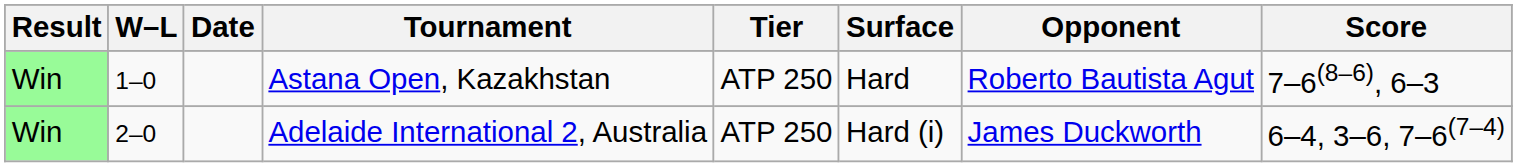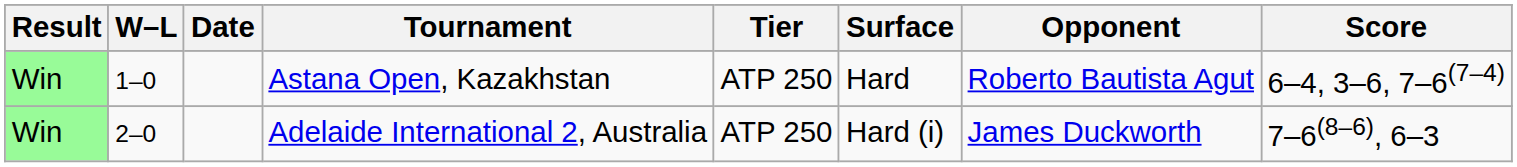(1354, 78) 7–6(8–6), 6–3 -> (1386, 78) 6–4, 3–6, 7–6(7–4)
(1386, 133) 6–4, 3–6, 7–6(7–4) -> (1354, 133) 7–6(8–6), 6–3
